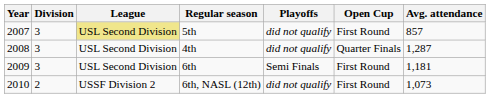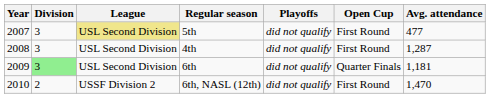(414, 31) 857 -> (414, 31) 477
(369, 48) Quarter Finals -> (363, 48) First Round
(37, 66) no background -> (37, 66) lightgreen background
(293, 66) Semi Finals -> (299, 66) did not qualify
(363, 66) First Round -> (369, 66) Quarter Finals
(419, 84) 1,073 -> (419, 84) 1,470
